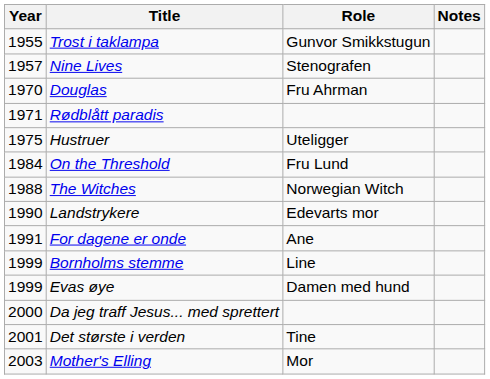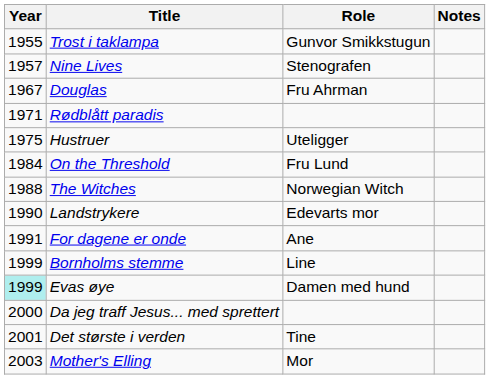(25, 90) 1970 -> (25, 90) 1967
(25, 287) no background -> (25, 287) paleturquoise background
